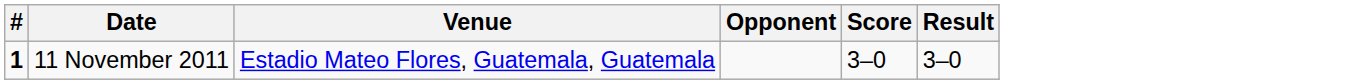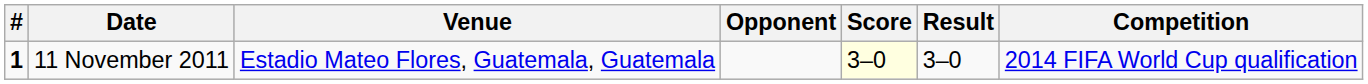+ column: (1181, 23)
(866, 60) no background -> (866, 60) lightyellow background
